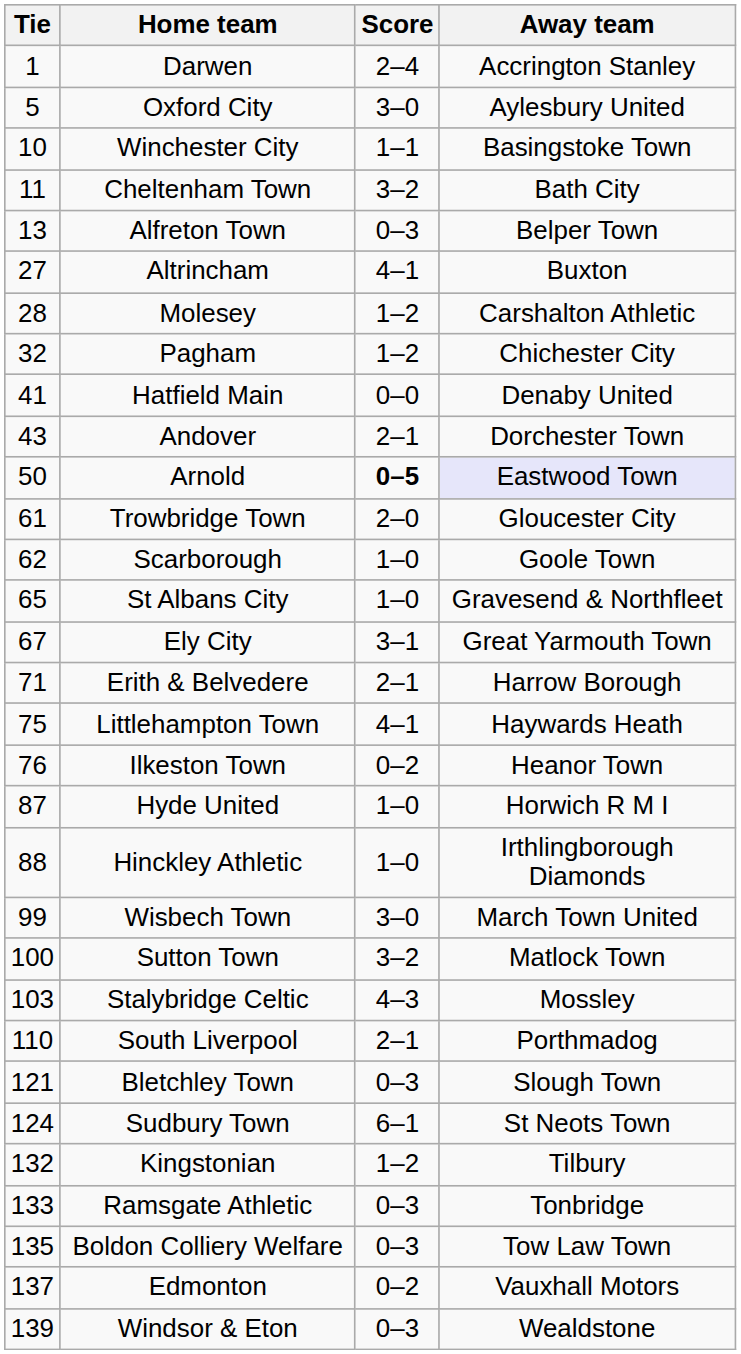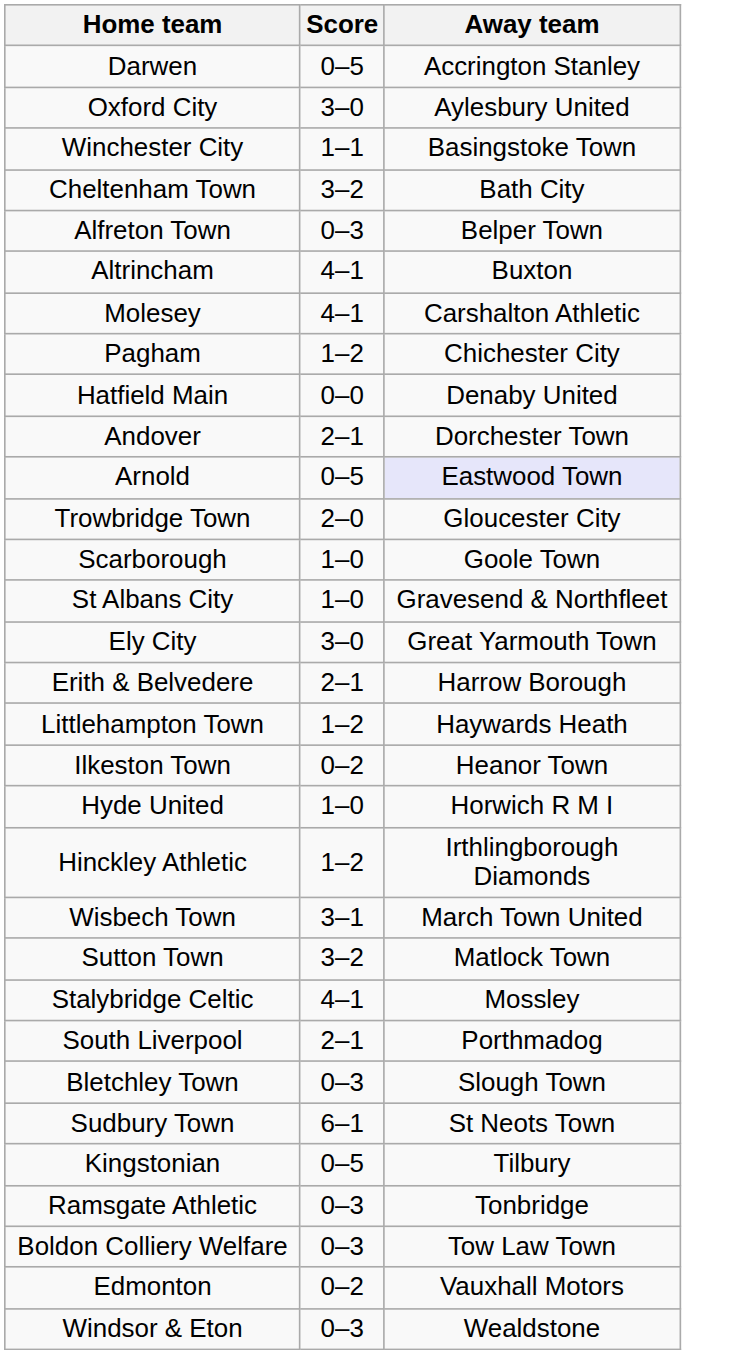- column: (32, 25)
(397, 66) 2–4 -> (342, 66) 0–5
(397, 312) 1–2 -> (342, 312) 4–1
(397, 477) bold -> (342, 477) normal
(397, 641) 3–1 -> (342, 641) 3–0
(397, 723) 4–1 -> (342, 723) 1–2
(397, 861) 1–0 -> (342, 861) 1–2
(397, 917) 3–0 -> (342, 917) 3–1
(397, 999) 4–3 -> (342, 999) 4–1
(397, 1164) 1–2 -> (342, 1164) 0–5
